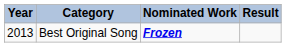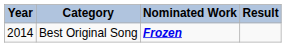(20, 32) 2013 -> (20, 32) 2014
